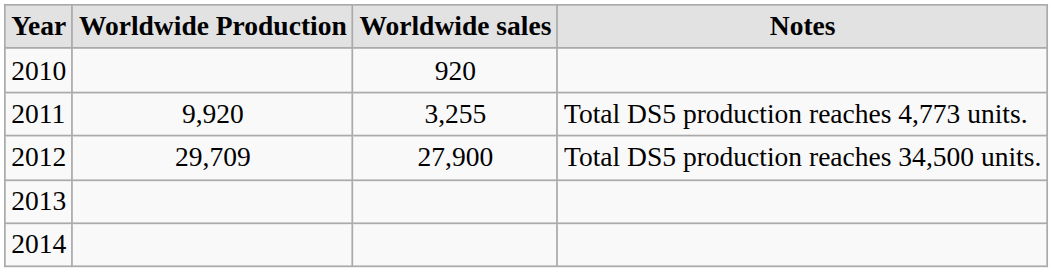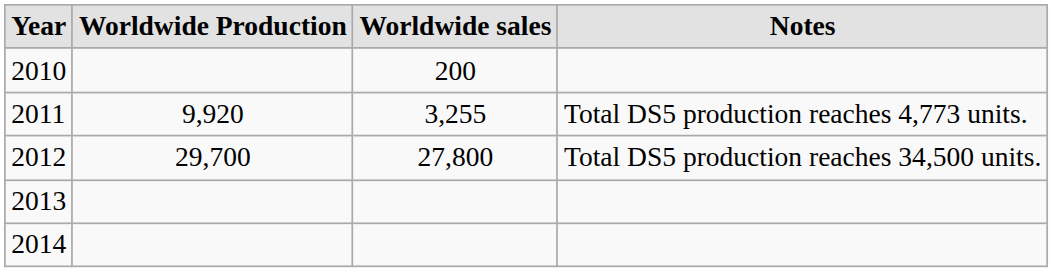(455, 69) 920 -> (455, 69) 200
(213, 157) 29,709 -> (213, 157) 29,700
(455, 157) 27,900 -> (455, 157) 27,800
